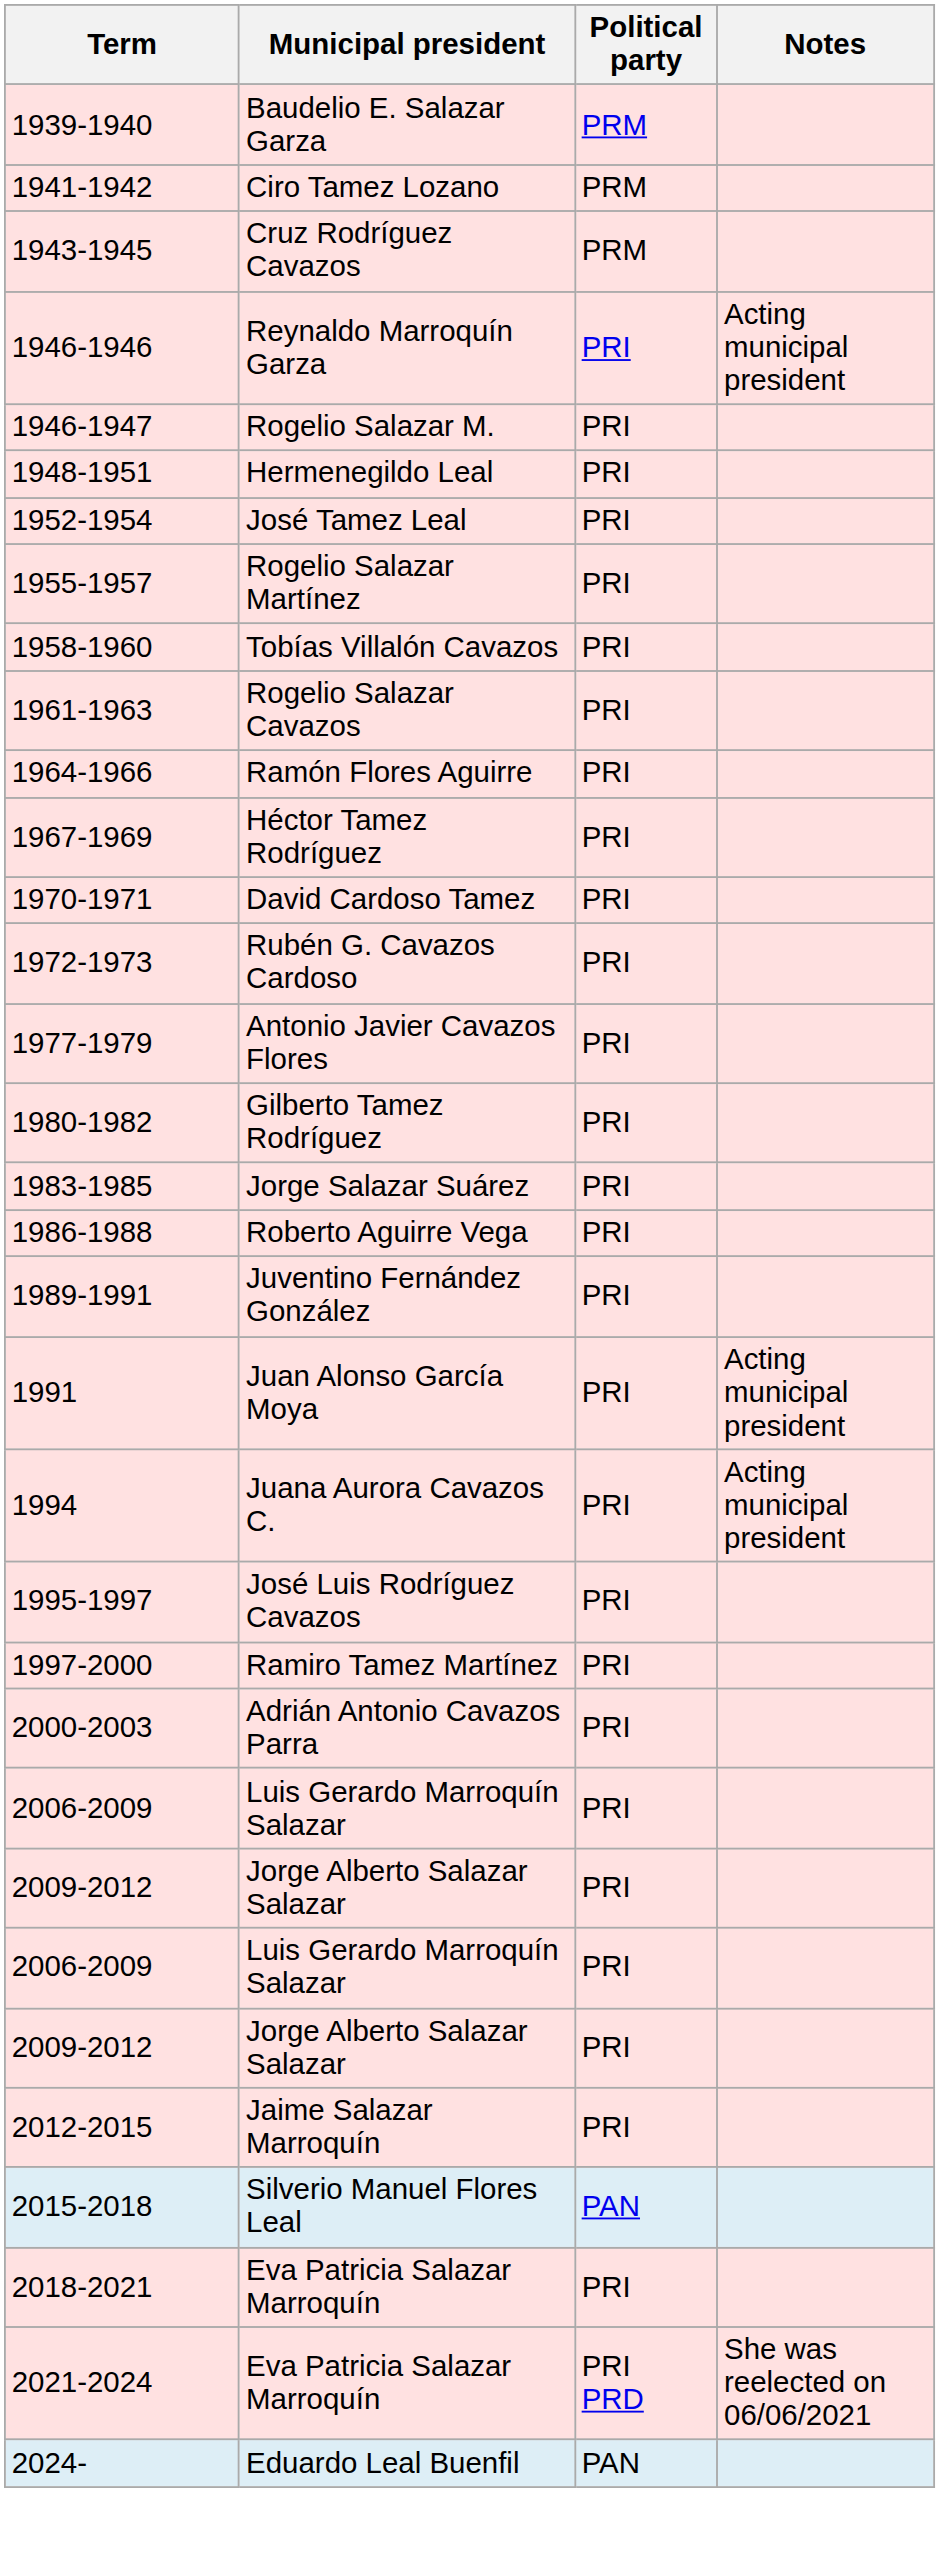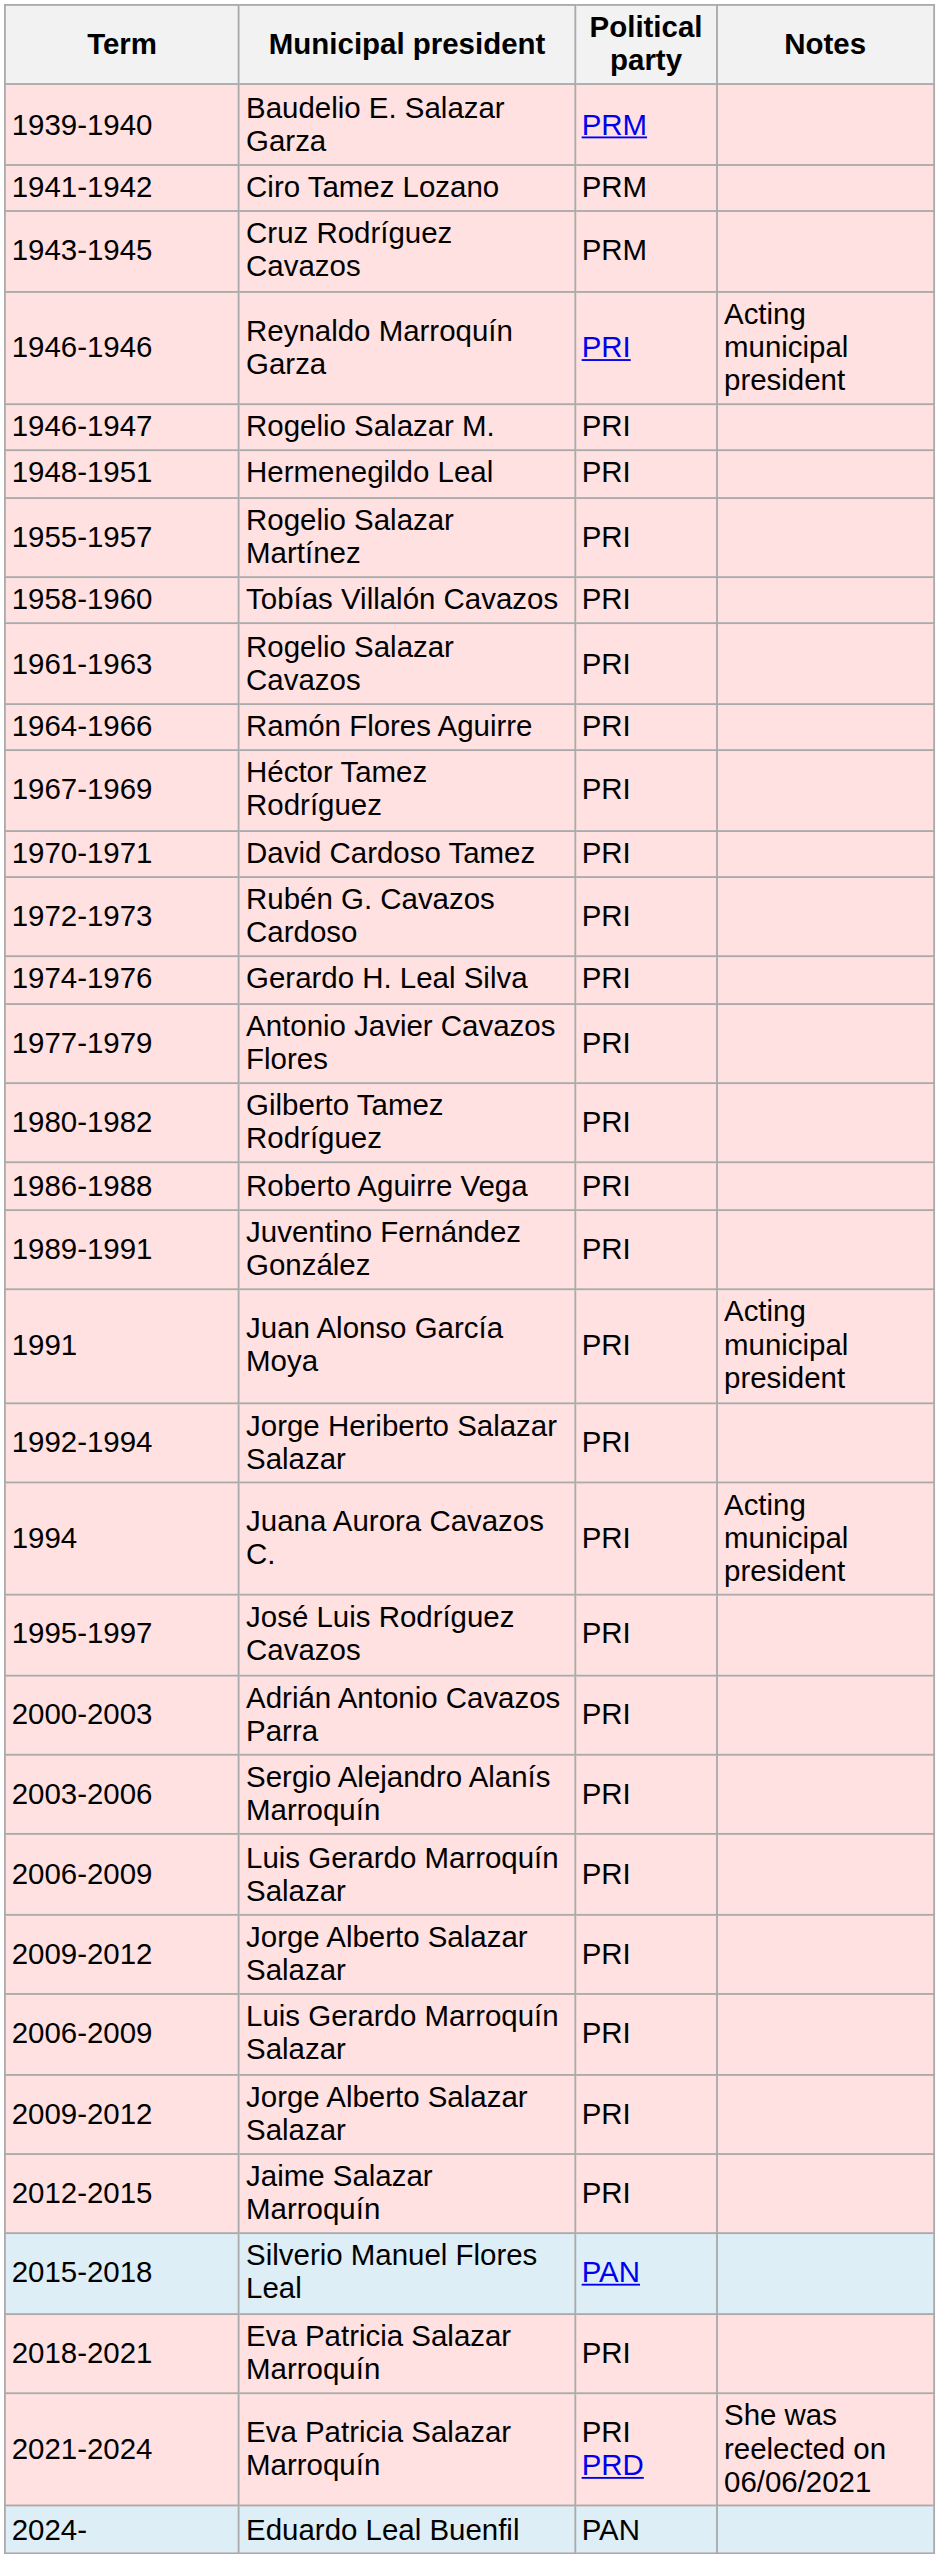- row: (82, 520)
+ row: (82, 979)
- row: (82, 1185)
+ row: (82, 1441)
- row: (82, 1664)
+ row: (82, 1794)
